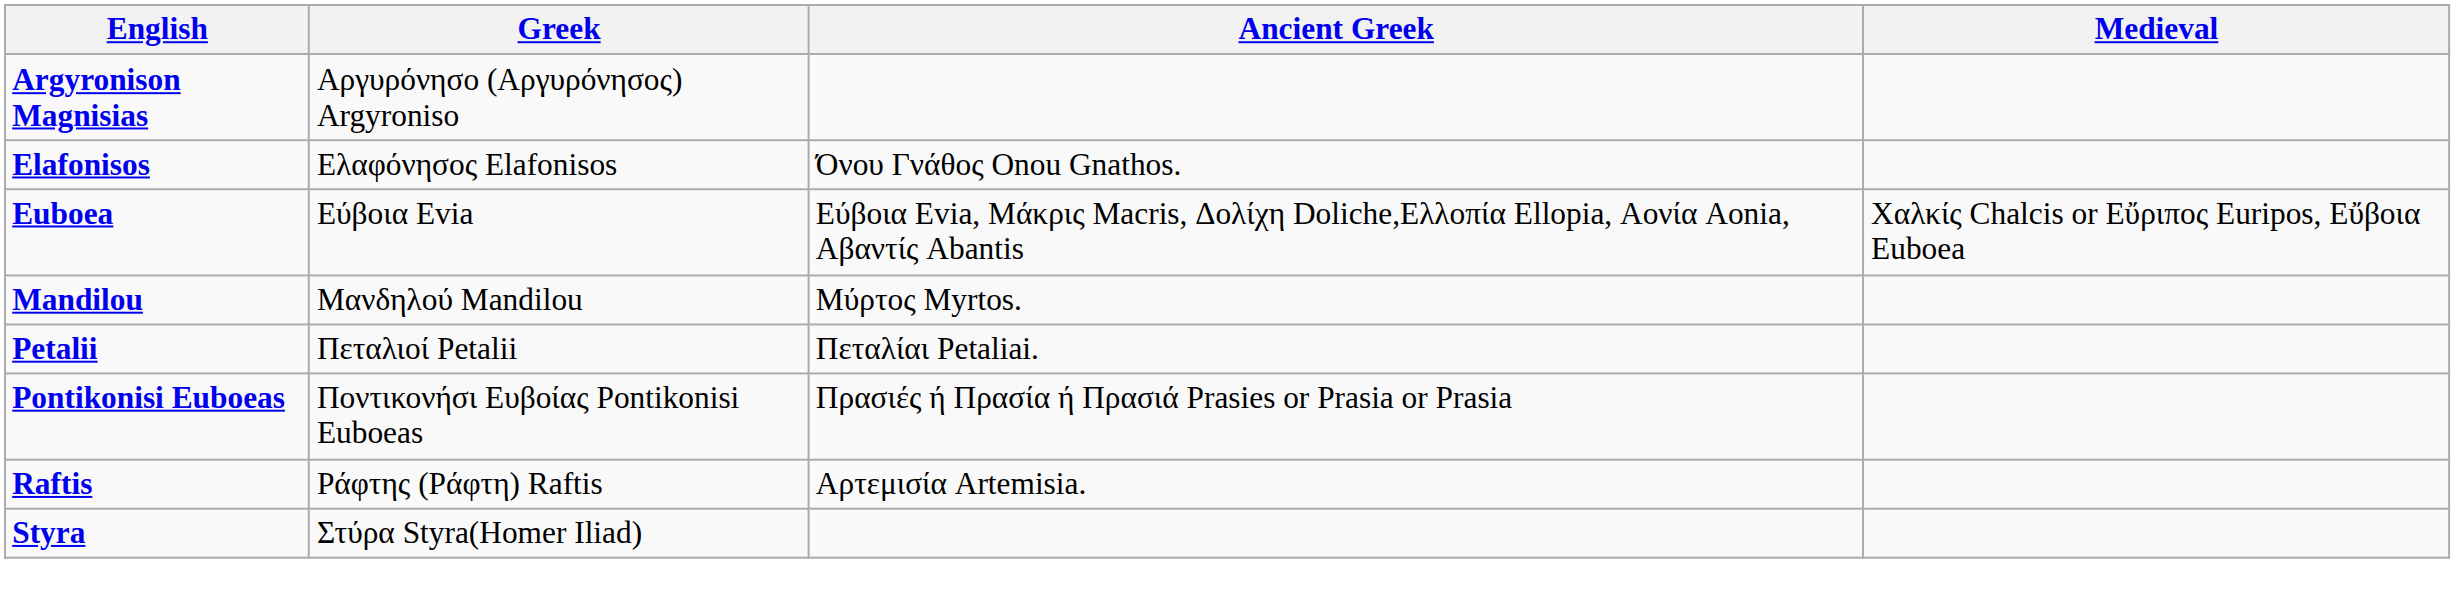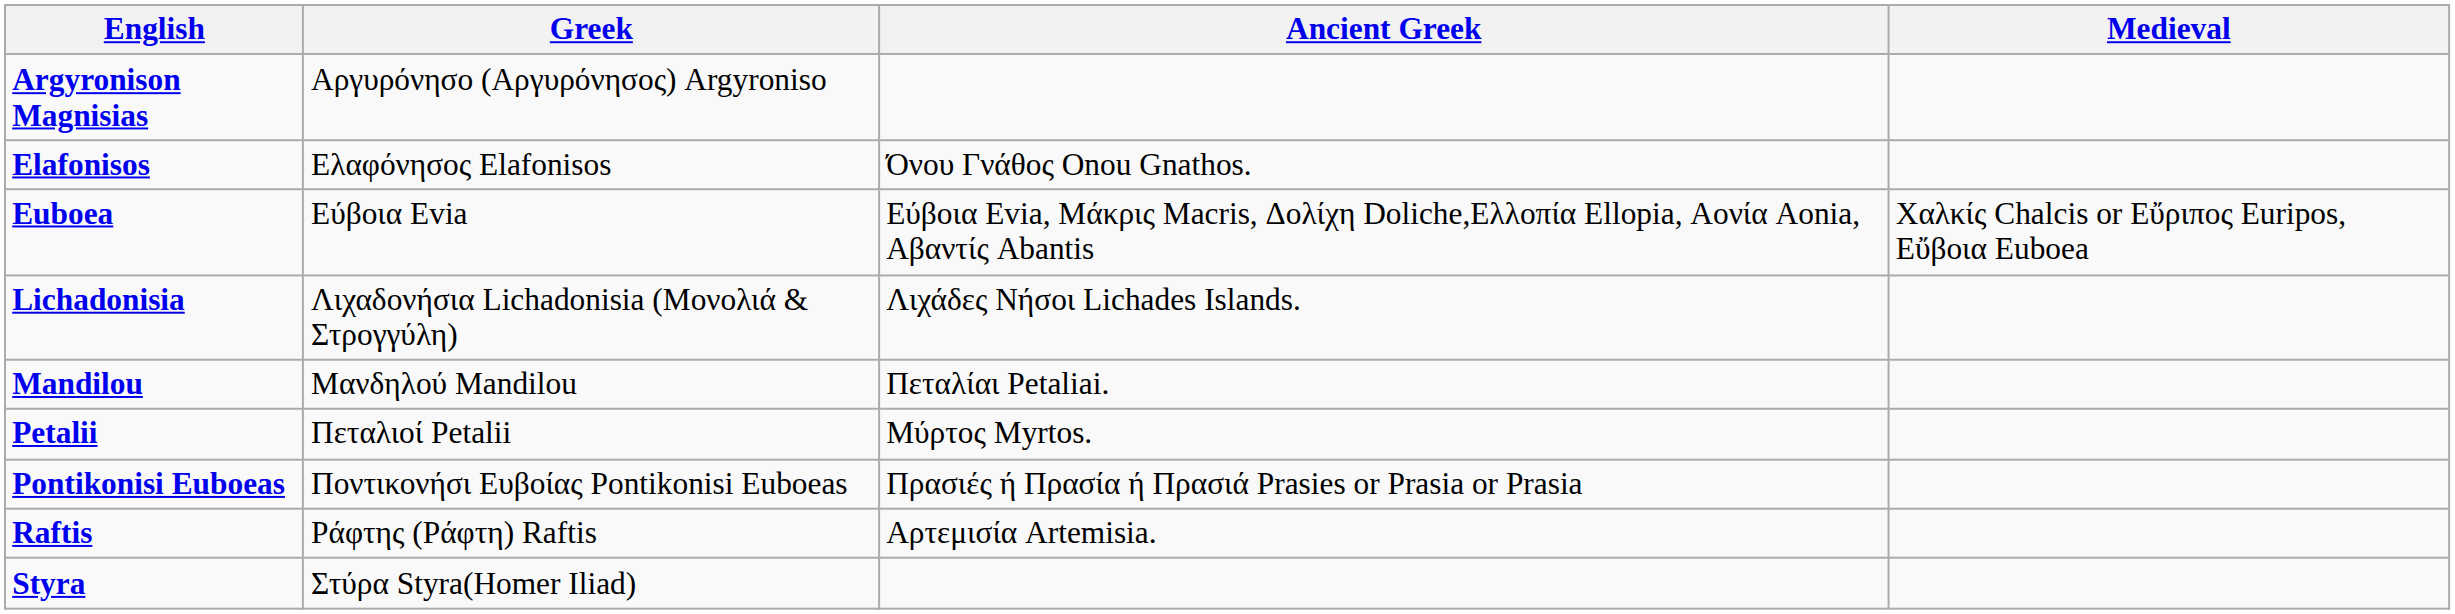+ row: (98, 298)
(919, 298) Μύρτος Myrtos. -> (998, 383) Πεταλίαι Petaliai.
(927, 348) Πεταλίαι Petaliai. -> (989, 433) Μύρτος Myrtos.
